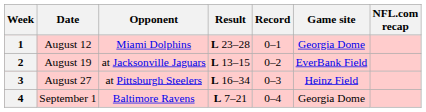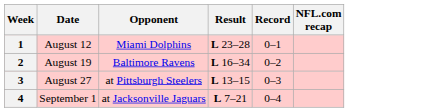- column: (331, 19)
(154, 62) at Jacksonville Jaguars -> (154, 62) Baltimore Ravens
(230, 62) L 13–15 -> (230, 62) L 16–34
(230, 80) L 16–34 -> (230, 80) L 13–15
(154, 98) Baltimore Ravens -> (154, 98) at Jacksonville Jaguars
